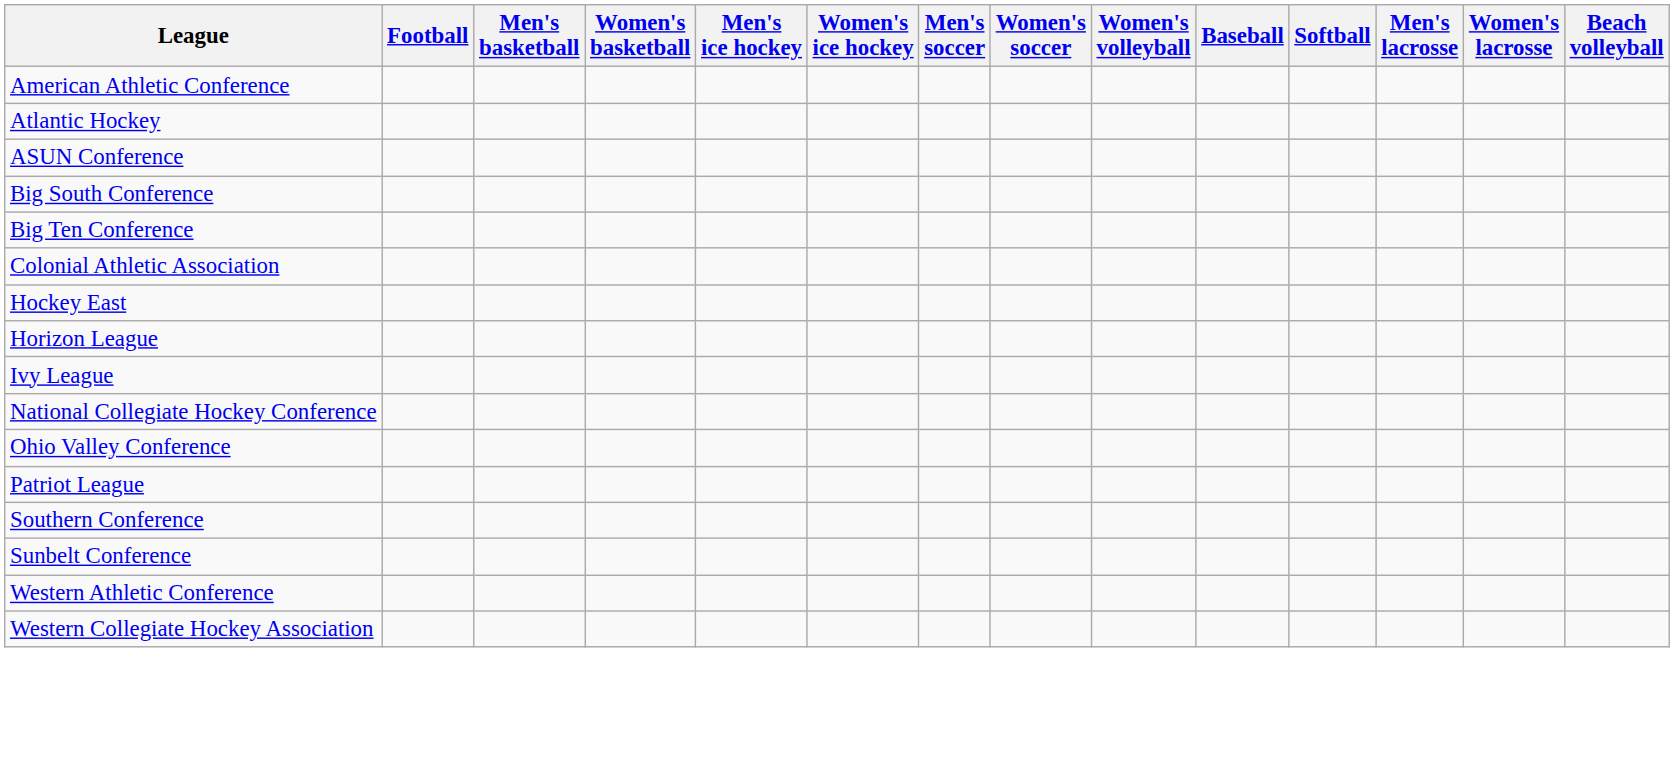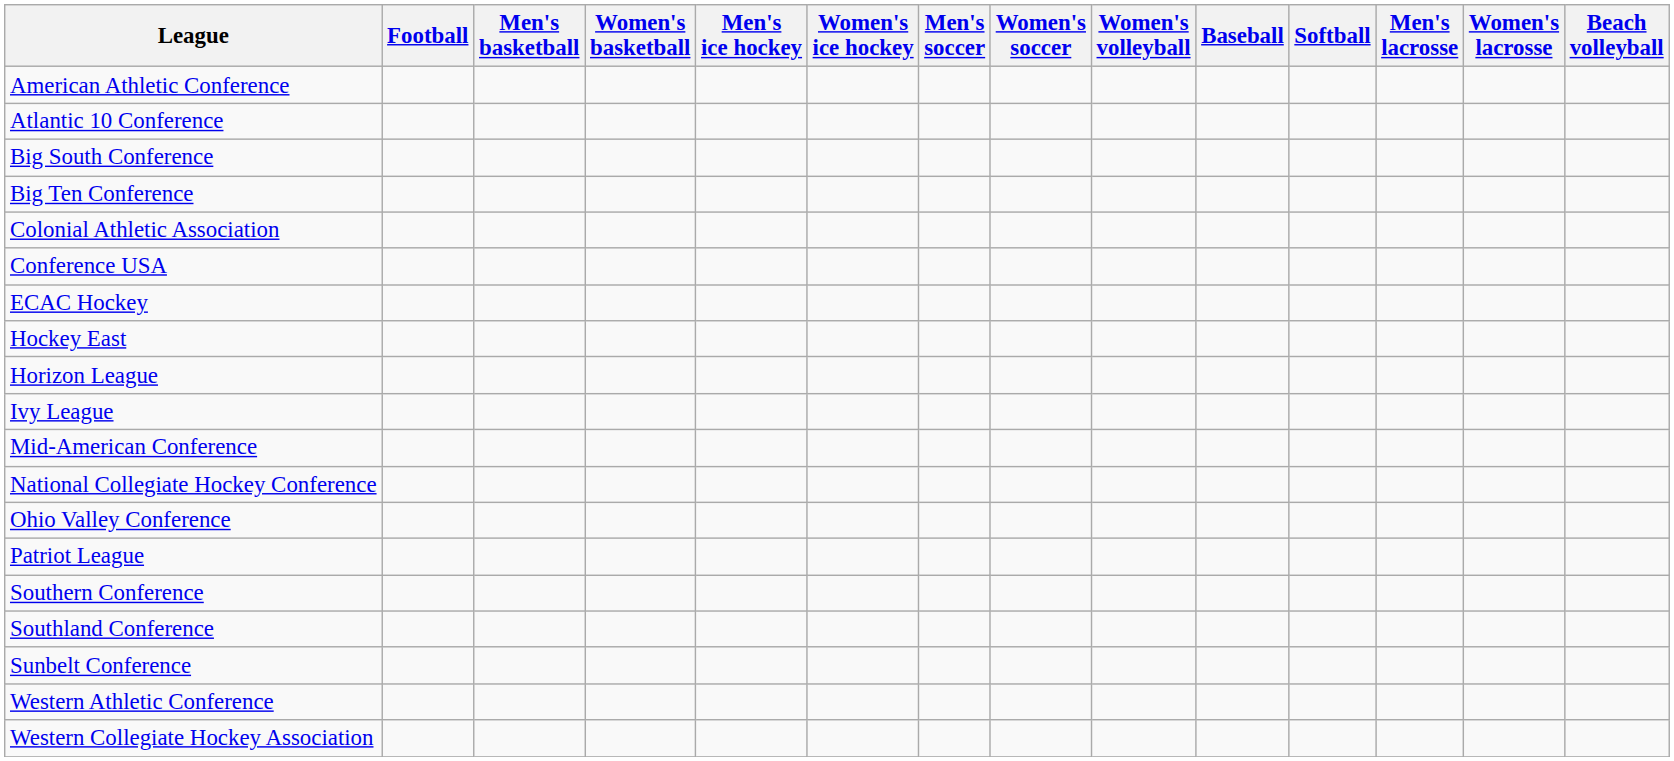- row: (85, 120)
- row: (97, 157)
+ row: (117, 120)
+ row: (88, 266)
+ row: (79, 302)
+ row: (134, 447)
+ row: (112, 628)
